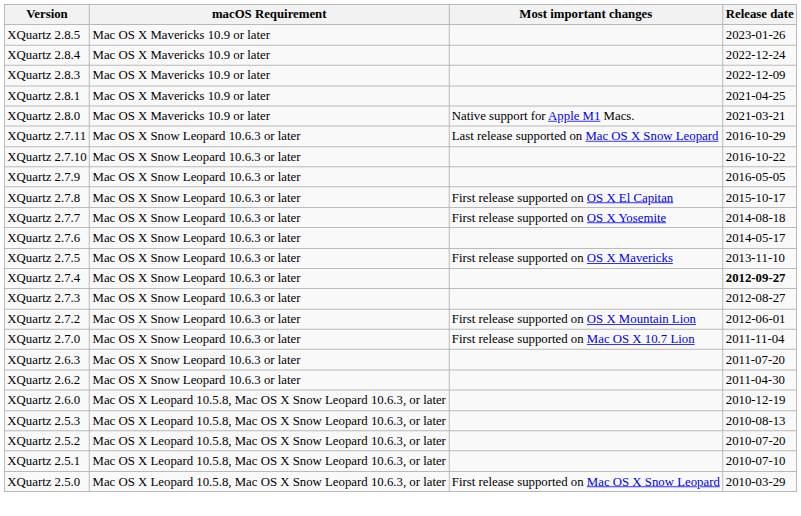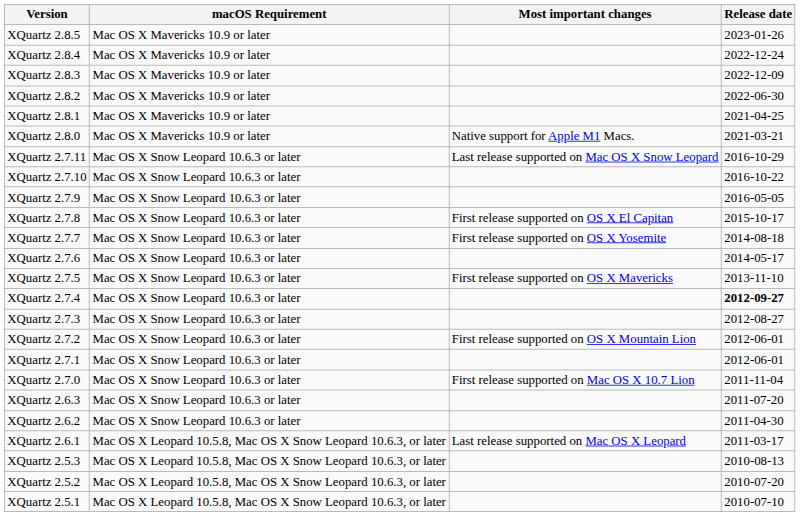+ row: (44, 95)
+ row: (44, 359)
+ row: (44, 440)
- row: (44, 400)
- row: (44, 481)
